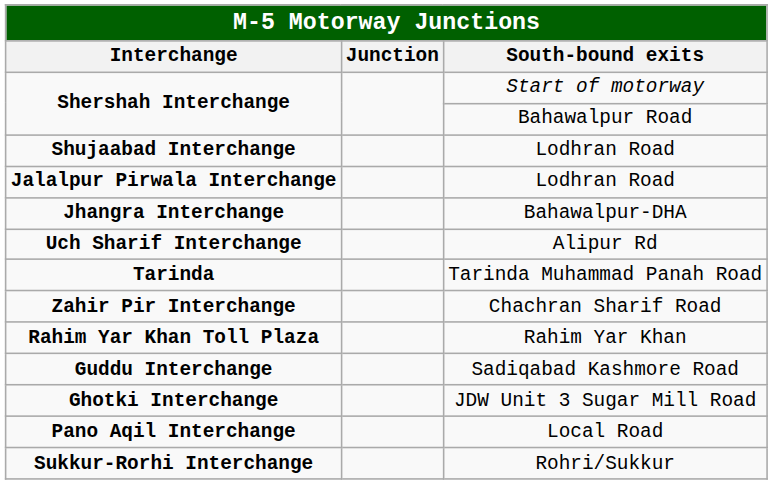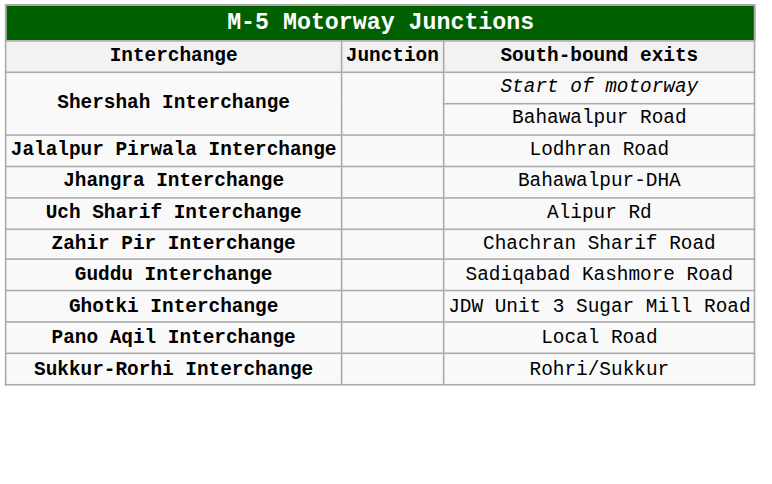- row: (174, 151)
- row: (174, 276)
- row: (174, 338)
